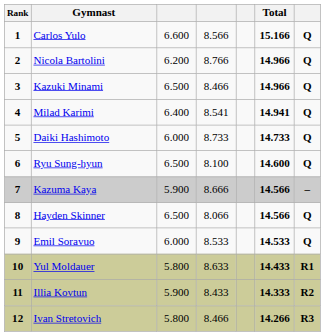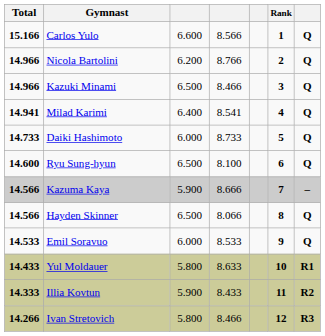columns swapped: (18, 13) <-> (275, 13)
